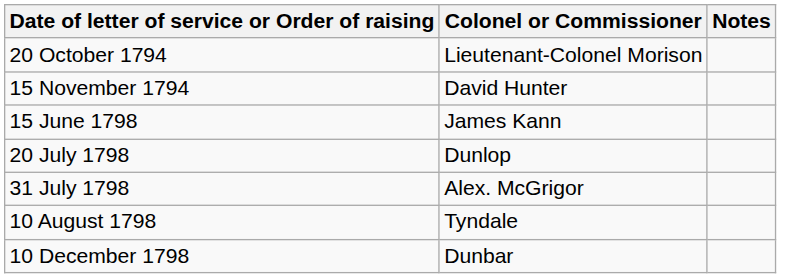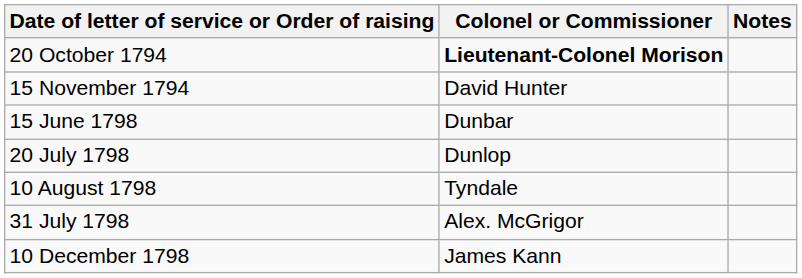(573, 54) normal -> (584, 54) bold
(503, 121) James Kann -> (479, 121) Dunbar
rows swapped: (69, 188) <-> (83, 222)
(479, 255) Dunbar -> (503, 255) James Kann
